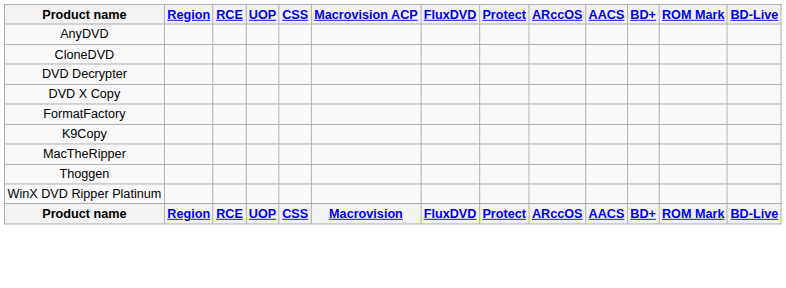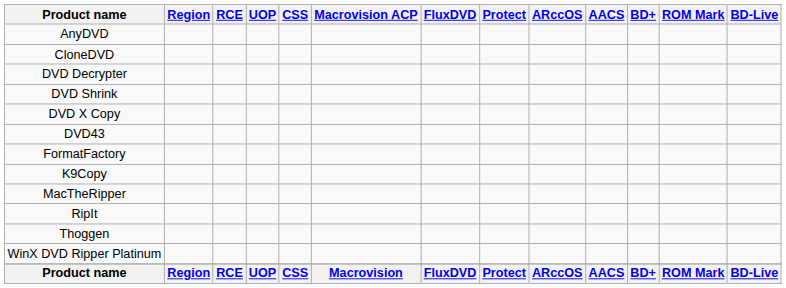+ row: (84, 94)
+ row: (84, 134)
+ row: (84, 213)
